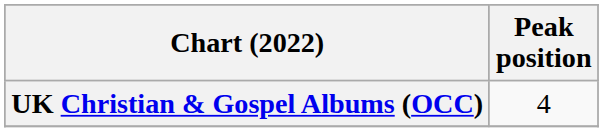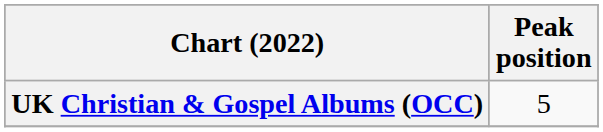(544, 103) 4 -> (544, 103) 5
